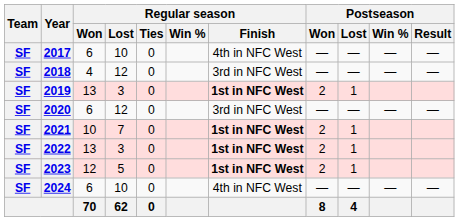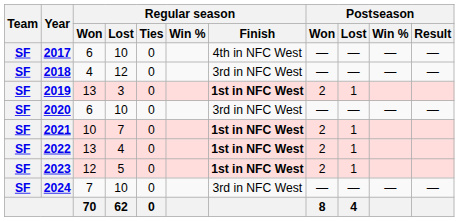(121, 110) 12 -> (121, 110) 10
(121, 149) 3 -> (121, 149) 4
(89, 187) 6 -> (89, 187) 7
(257, 187) 4th in NFC West -> (257, 187) 3rd in NFC West
